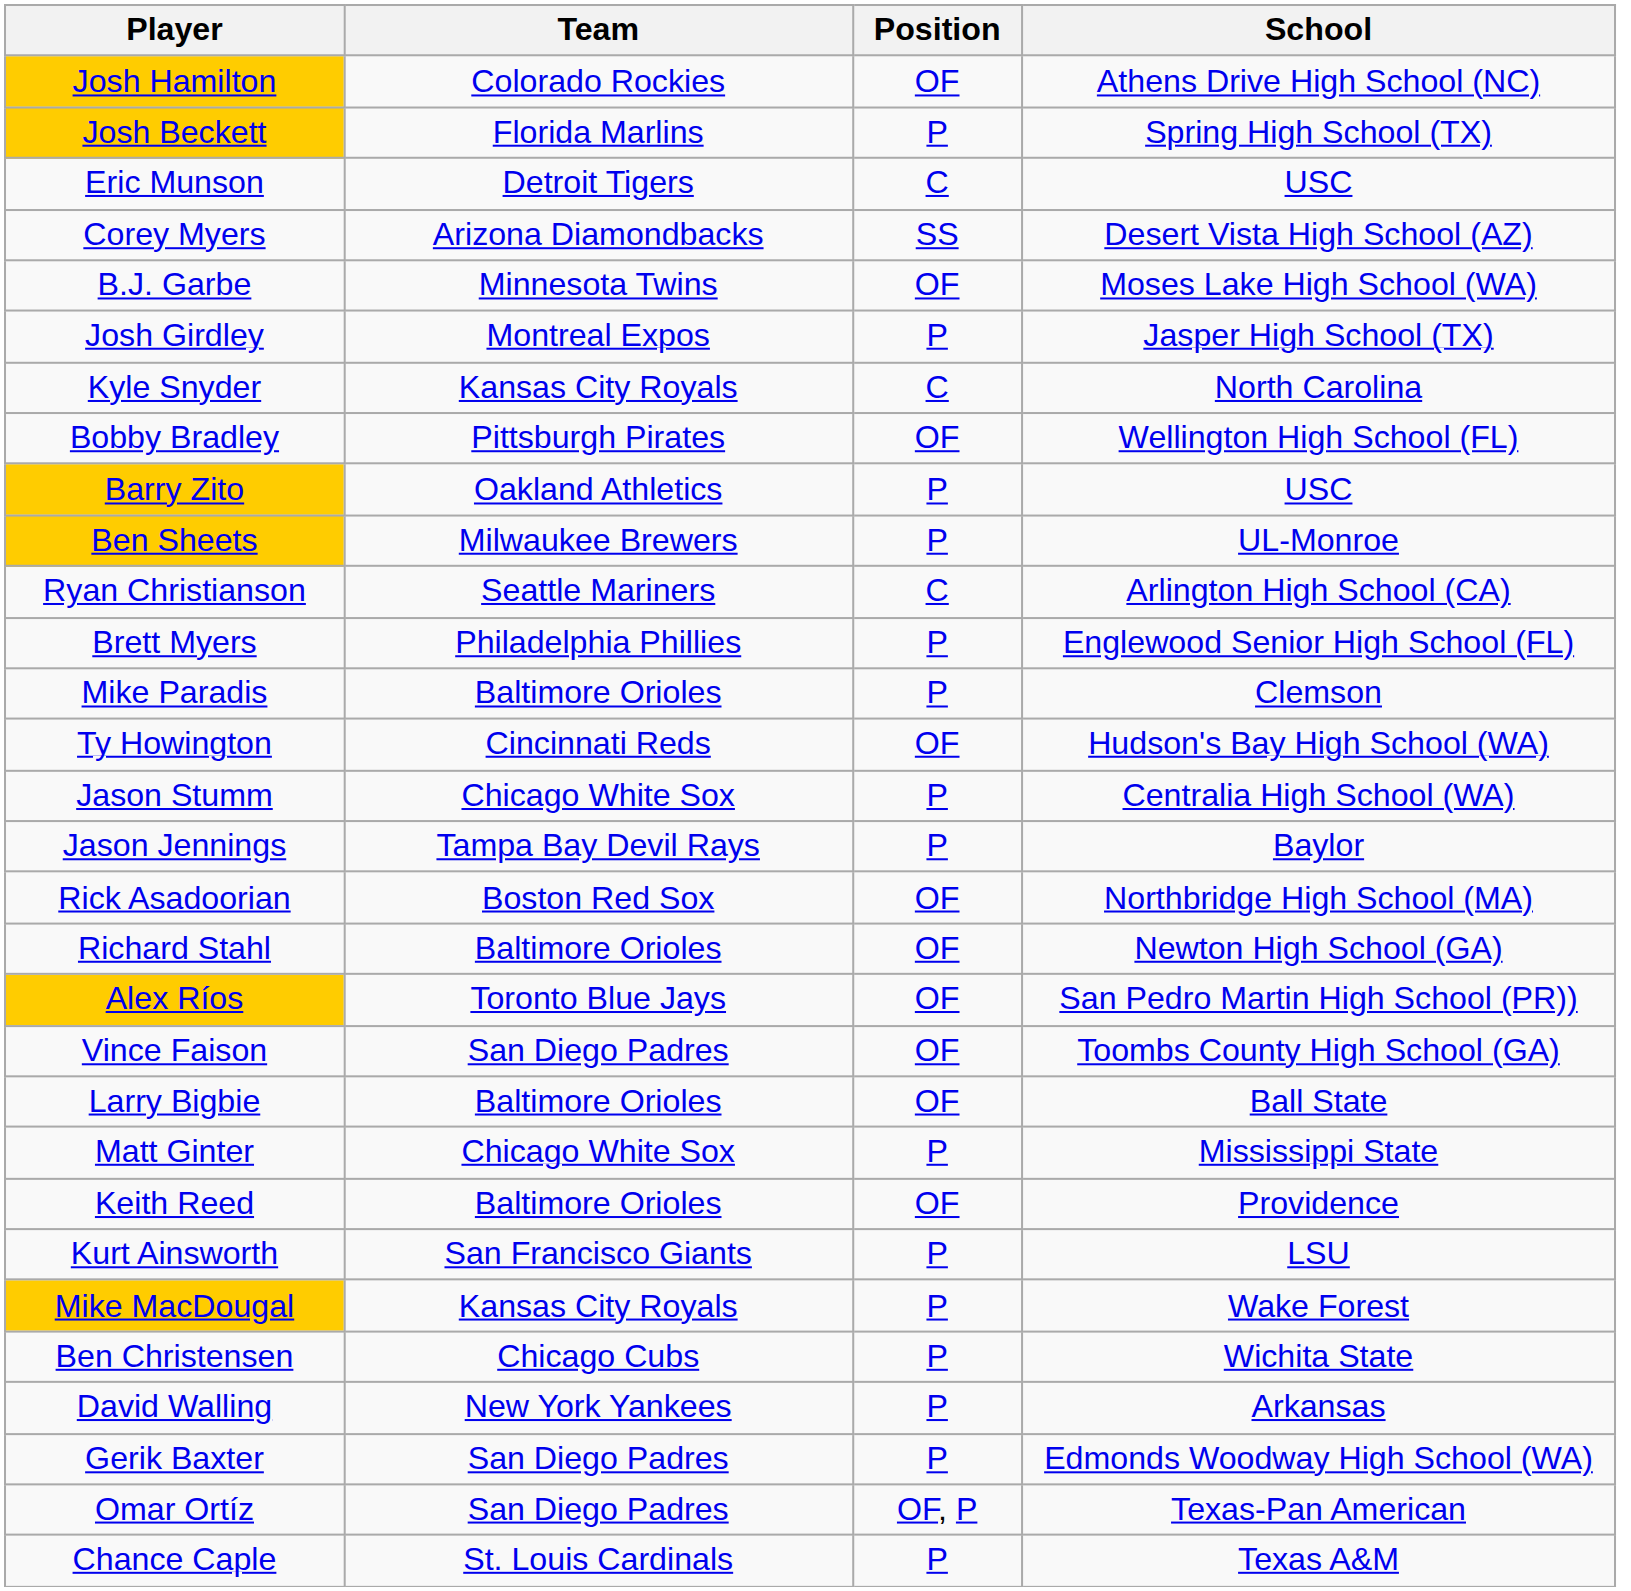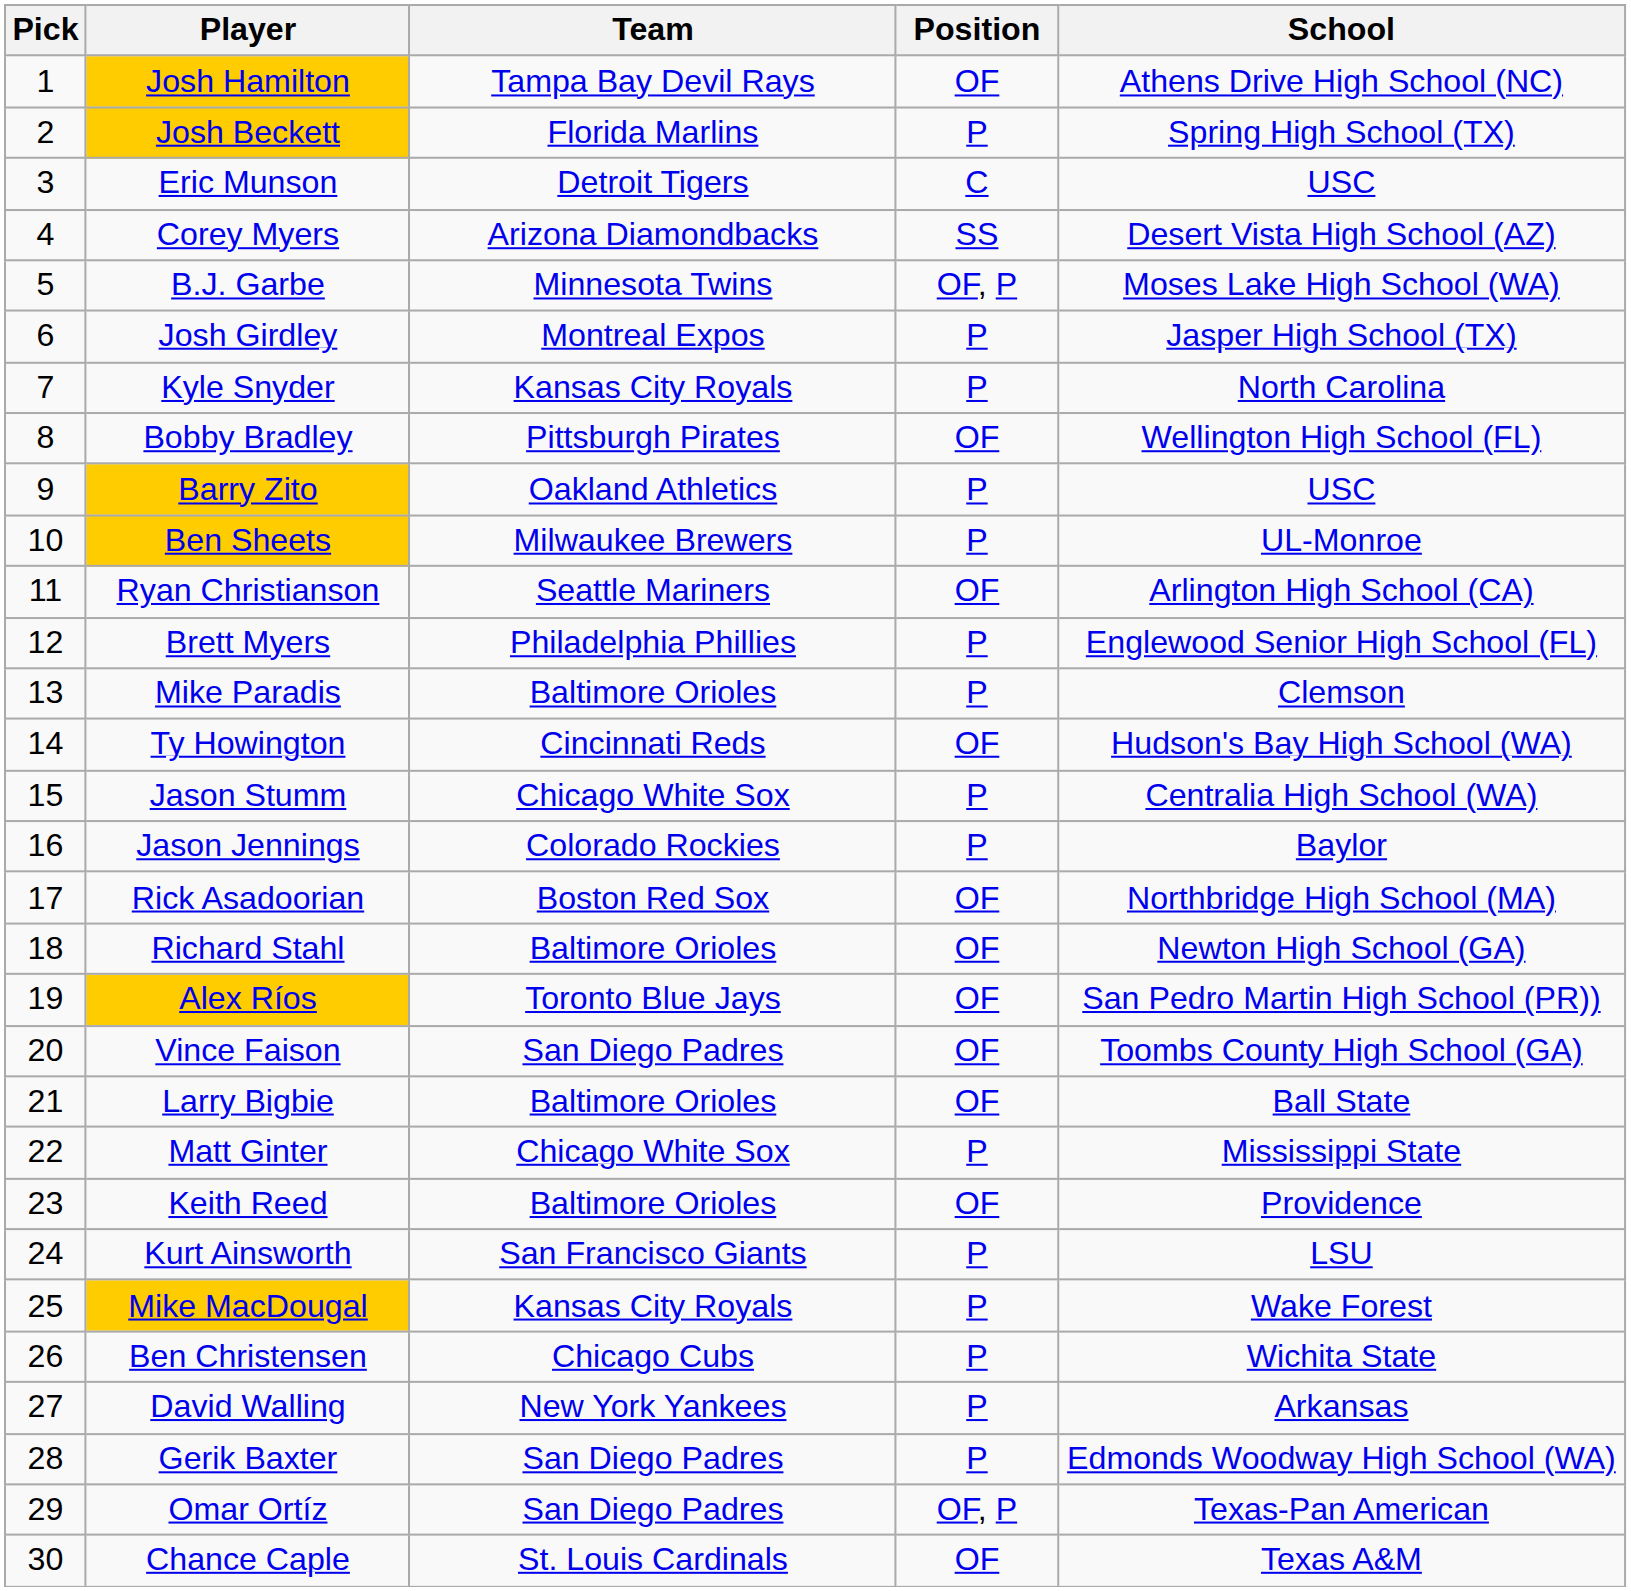+ column: (46, 30)
(598, 81) Colorado Rockies -> (653, 81) Tampa Bay Devil Rays
(937, 285) OF -> (977, 285) OF, P
(937, 387) C -> (977, 387) P
(937, 591) C -> (977, 591) OF
(598, 846) Tampa Bay Devil Rays -> (653, 846) Colorado Rockies
(937, 1560) P -> (977, 1560) OF
